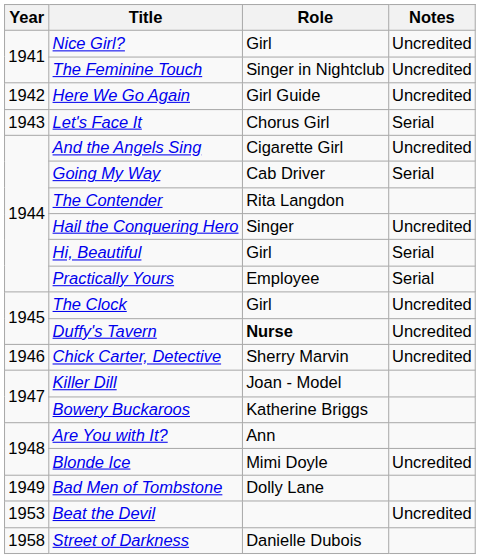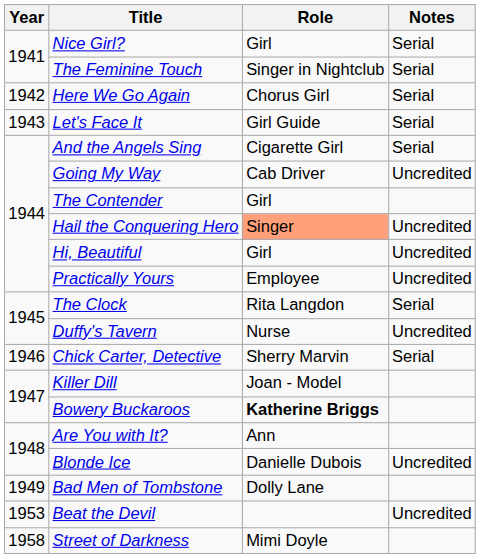(432, 43) Uncredited -> (413, 43) Serial
(432, 69) Uncredited -> (413, 69) Serial
(283, 95) Girl Guide -> (288, 95) Chorus Girl
(432, 95) Uncredited -> (413, 95) Serial
(288, 122) Chorus Girl -> (283, 122) Girl Guide
(432, 148) Uncredited -> (413, 148) Serial
(413, 174) Serial -> (432, 174) Uncredited
(295, 200) Rita Langdon -> (259, 200) Girl
(270, 226) no background -> (270, 226) lightsalmon background
(413, 252) Serial -> (432, 252) Uncredited
(413, 278) Serial -> (432, 278) Uncredited
(259, 305) Girl -> (295, 305) Rita Langdon
(432, 305) Uncredited -> (413, 305) Serial
(269, 331) bold -> (268, 331) normal
(432, 357) Uncredited -> (413, 357) Serial
(307, 409) normal -> (313, 409) bold
(287, 461) Mimi Doyle -> (304, 461) Danielle Dubois
(304, 540) Danielle Dubois -> (287, 540) Mimi Doyle
